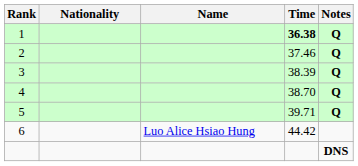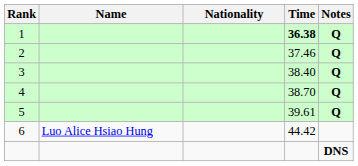columns swapped: (213, 14) <-> (90, 14)
(302, 72) 38.39 -> (302, 72) 38.40
(302, 111) 39.71 -> (302, 111) 39.61
